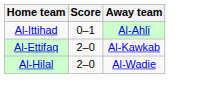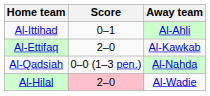+ row: (36, 64)
(86, 64) no background -> (106, 82) pink background
